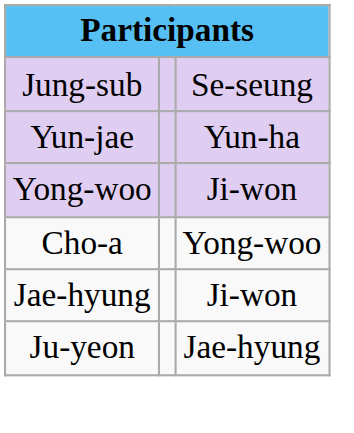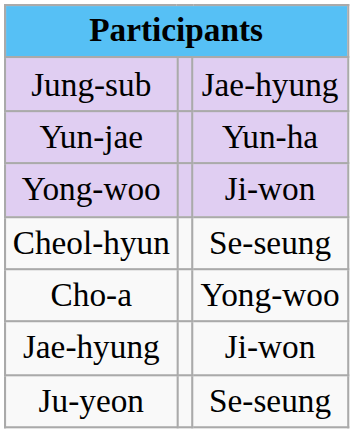(252, 83) Se-seung -> (270, 83) Jae-hyung
+ row: (91, 242)
(252, 347) Jae-hyung -> (270, 400) Se-seung
